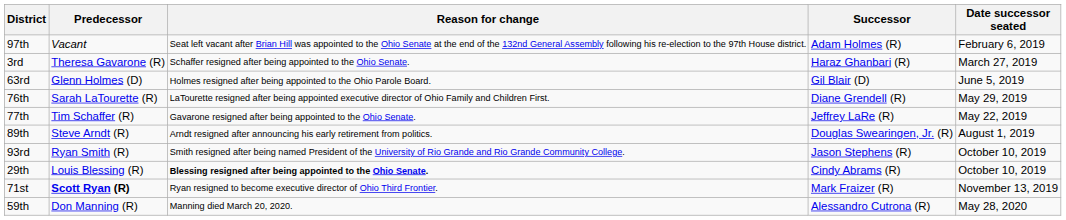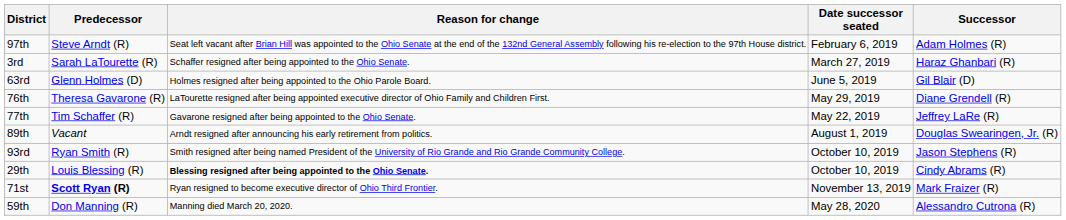columns swapped: (882, 19) <-> (1008, 19)
(69, 44) Vacant -> (90, 44) Steve Arndt (R)
(108, 62) Theresa Gavarone (R) -> (104, 62) Sarah LaTourette (R)
(104, 98) Sarah LaTourette (R) -> (108, 98) Theresa Gavarone (R)
(90, 134) Steve Arndt (R) -> (69, 134) Vacant
